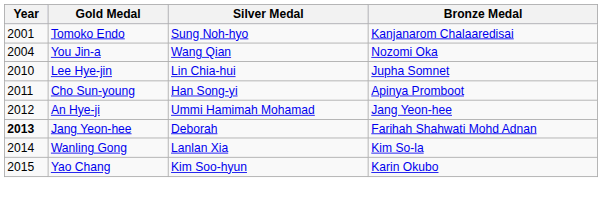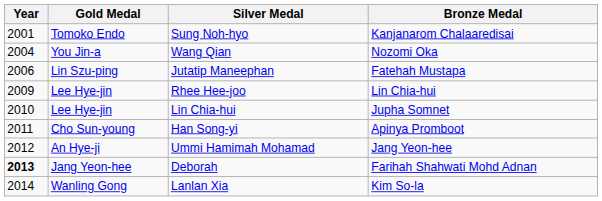+ row: (222, 72)
+ row: (208, 91)
- row: (209, 167)
